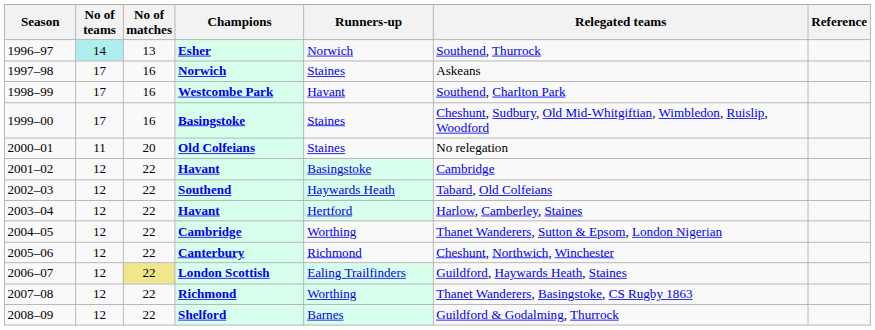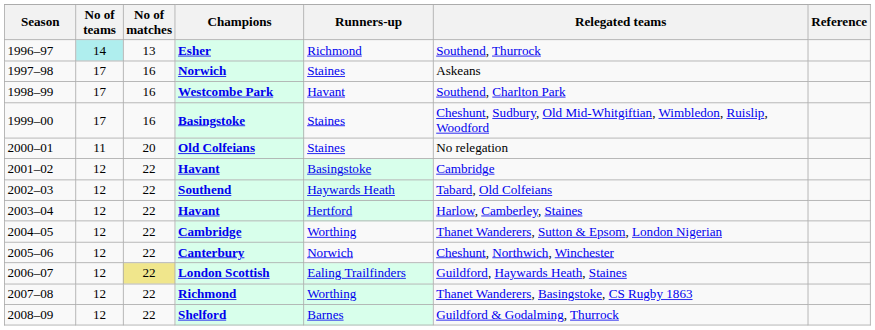(330, 50) Norwich -> (334, 50) Richmond
(334, 252) Richmond -> (330, 252) Norwich
